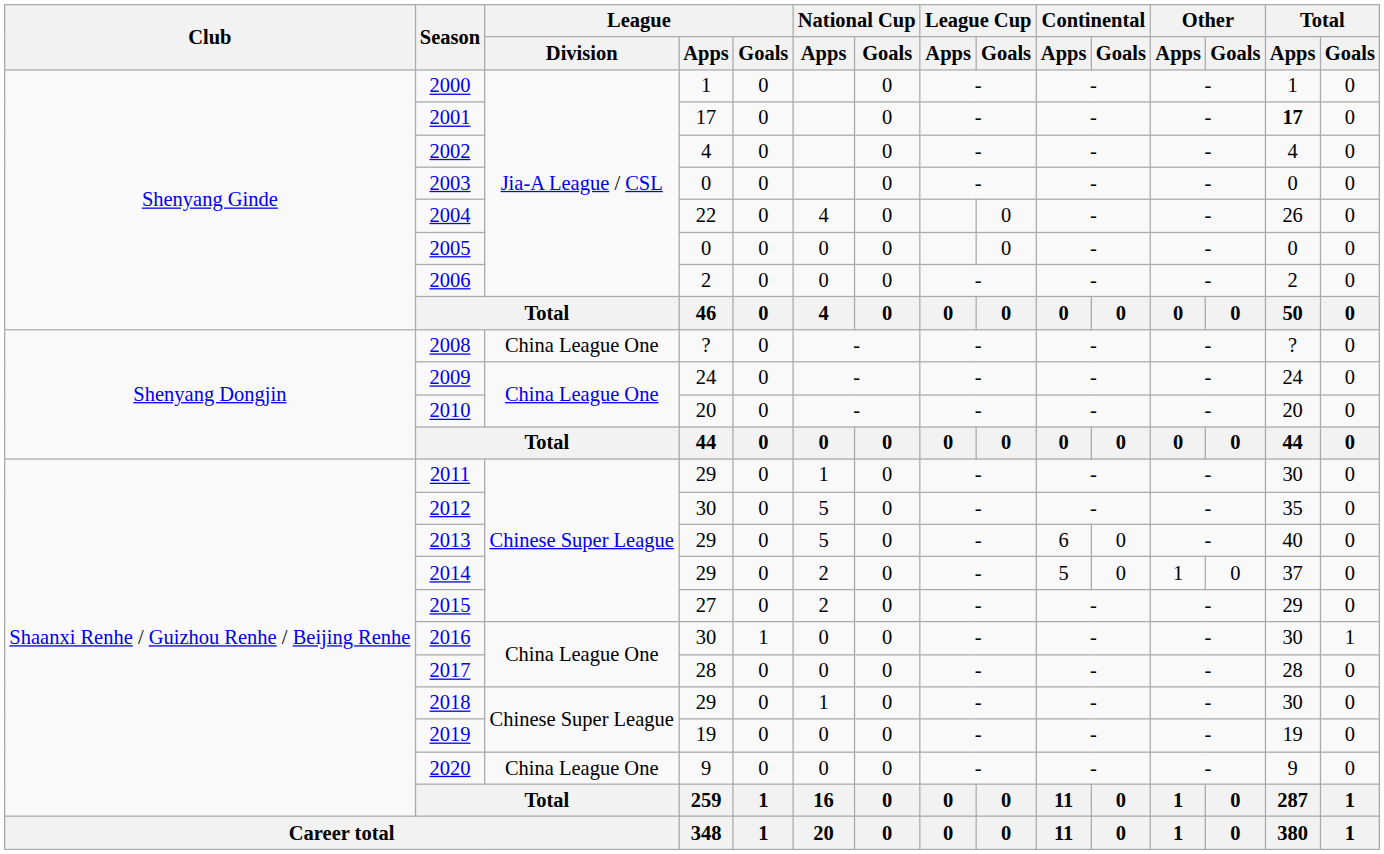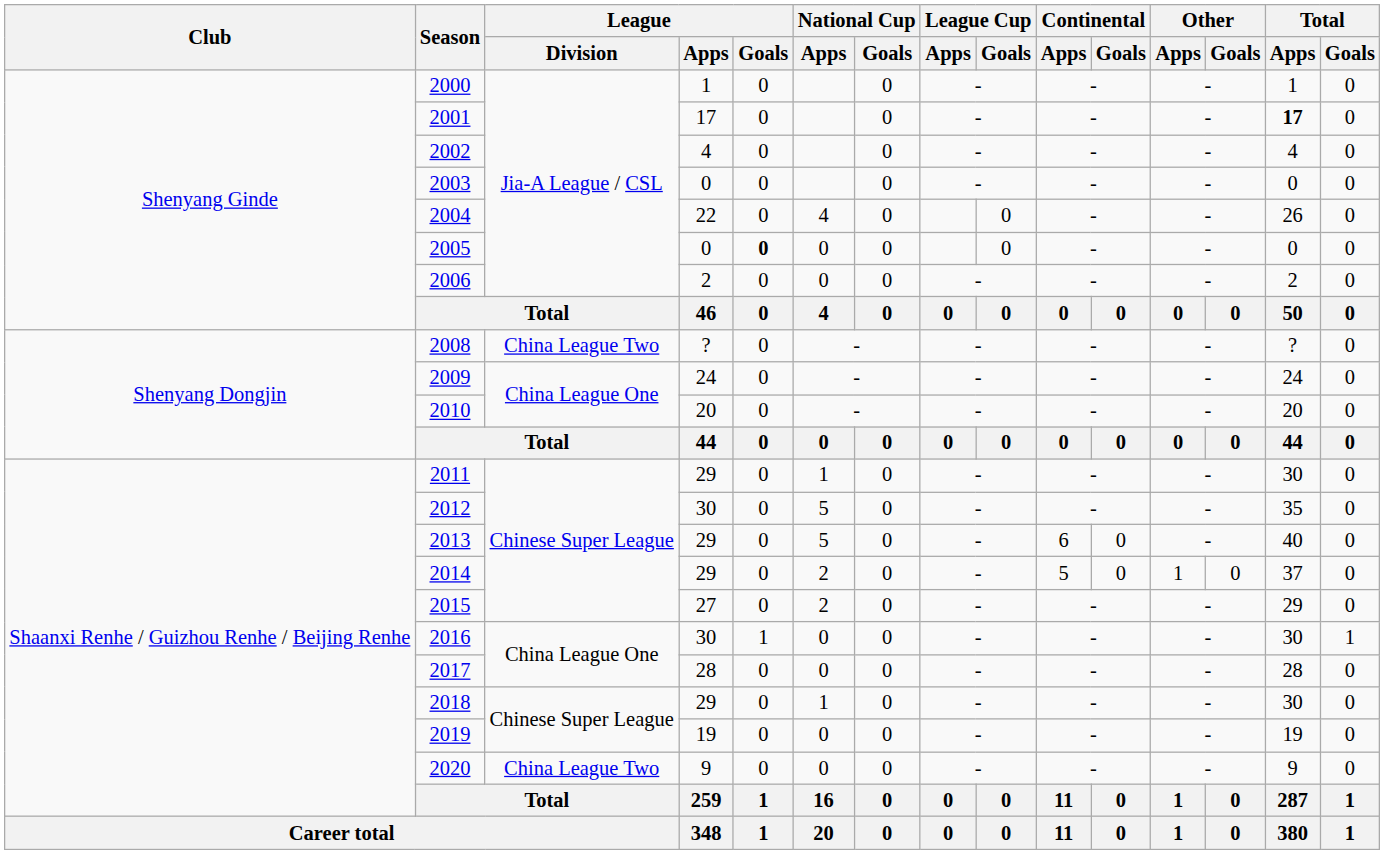(763, 248) normal -> (763, 248) bold
(582, 345) China League One -> (582, 345) China League Two
(582, 767) China League One -> (582, 767) China League Two
